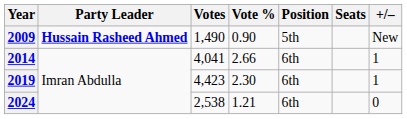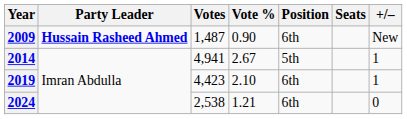(209, 37) 1,490 -> (209, 37) 1,487
(290, 37) 5th -> (290, 37) 6th
(209, 59) 4,041 -> (209, 59) 4,941
(244, 59) 2.66 -> (244, 59) 2.67
(290, 59) 6th -> (290, 59) 5th
(244, 80) 2.30 -> (244, 80) 2.10
